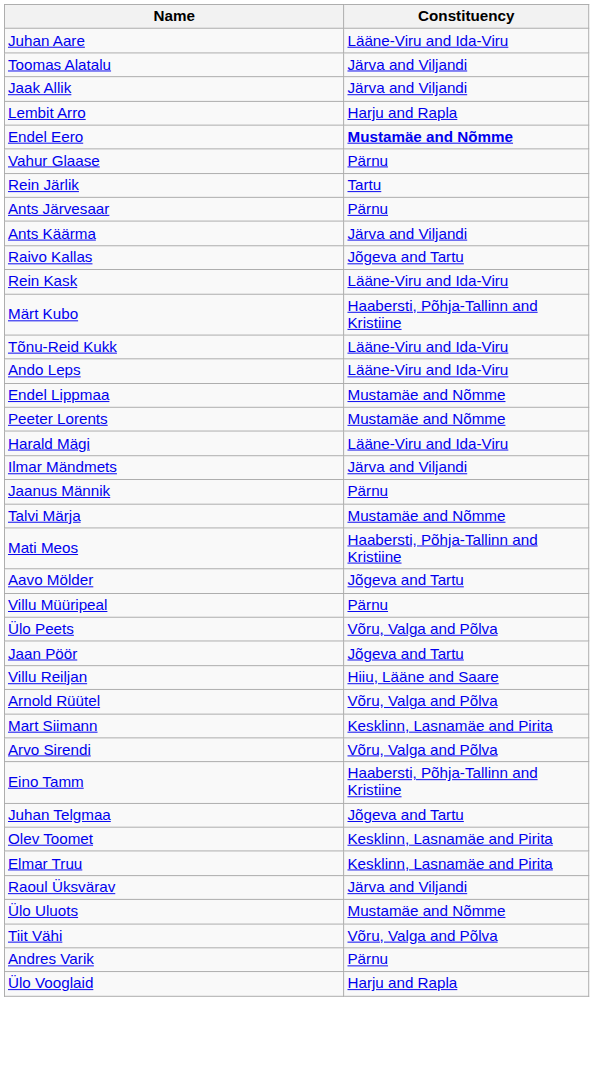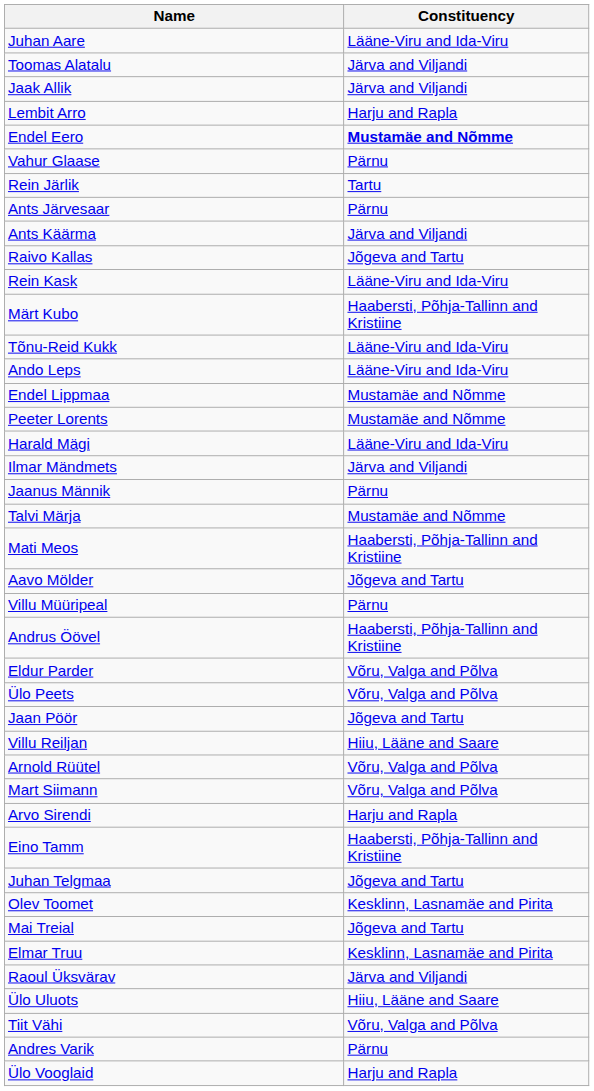+ row: (54, 637)
+ row: (51, 670)
(450, 725) Kesklinn, Lasnamäe and Pirita -> (423, 791) Võru, Valga and Põlva
(423, 749) Võru, Valga and Põlva -> (402, 815) Harju and Rapla
+ row: (41, 928)
(426, 911) Mustamäe and Nõmme -> (423, 1000) Hiiu, Lääne and Saare
